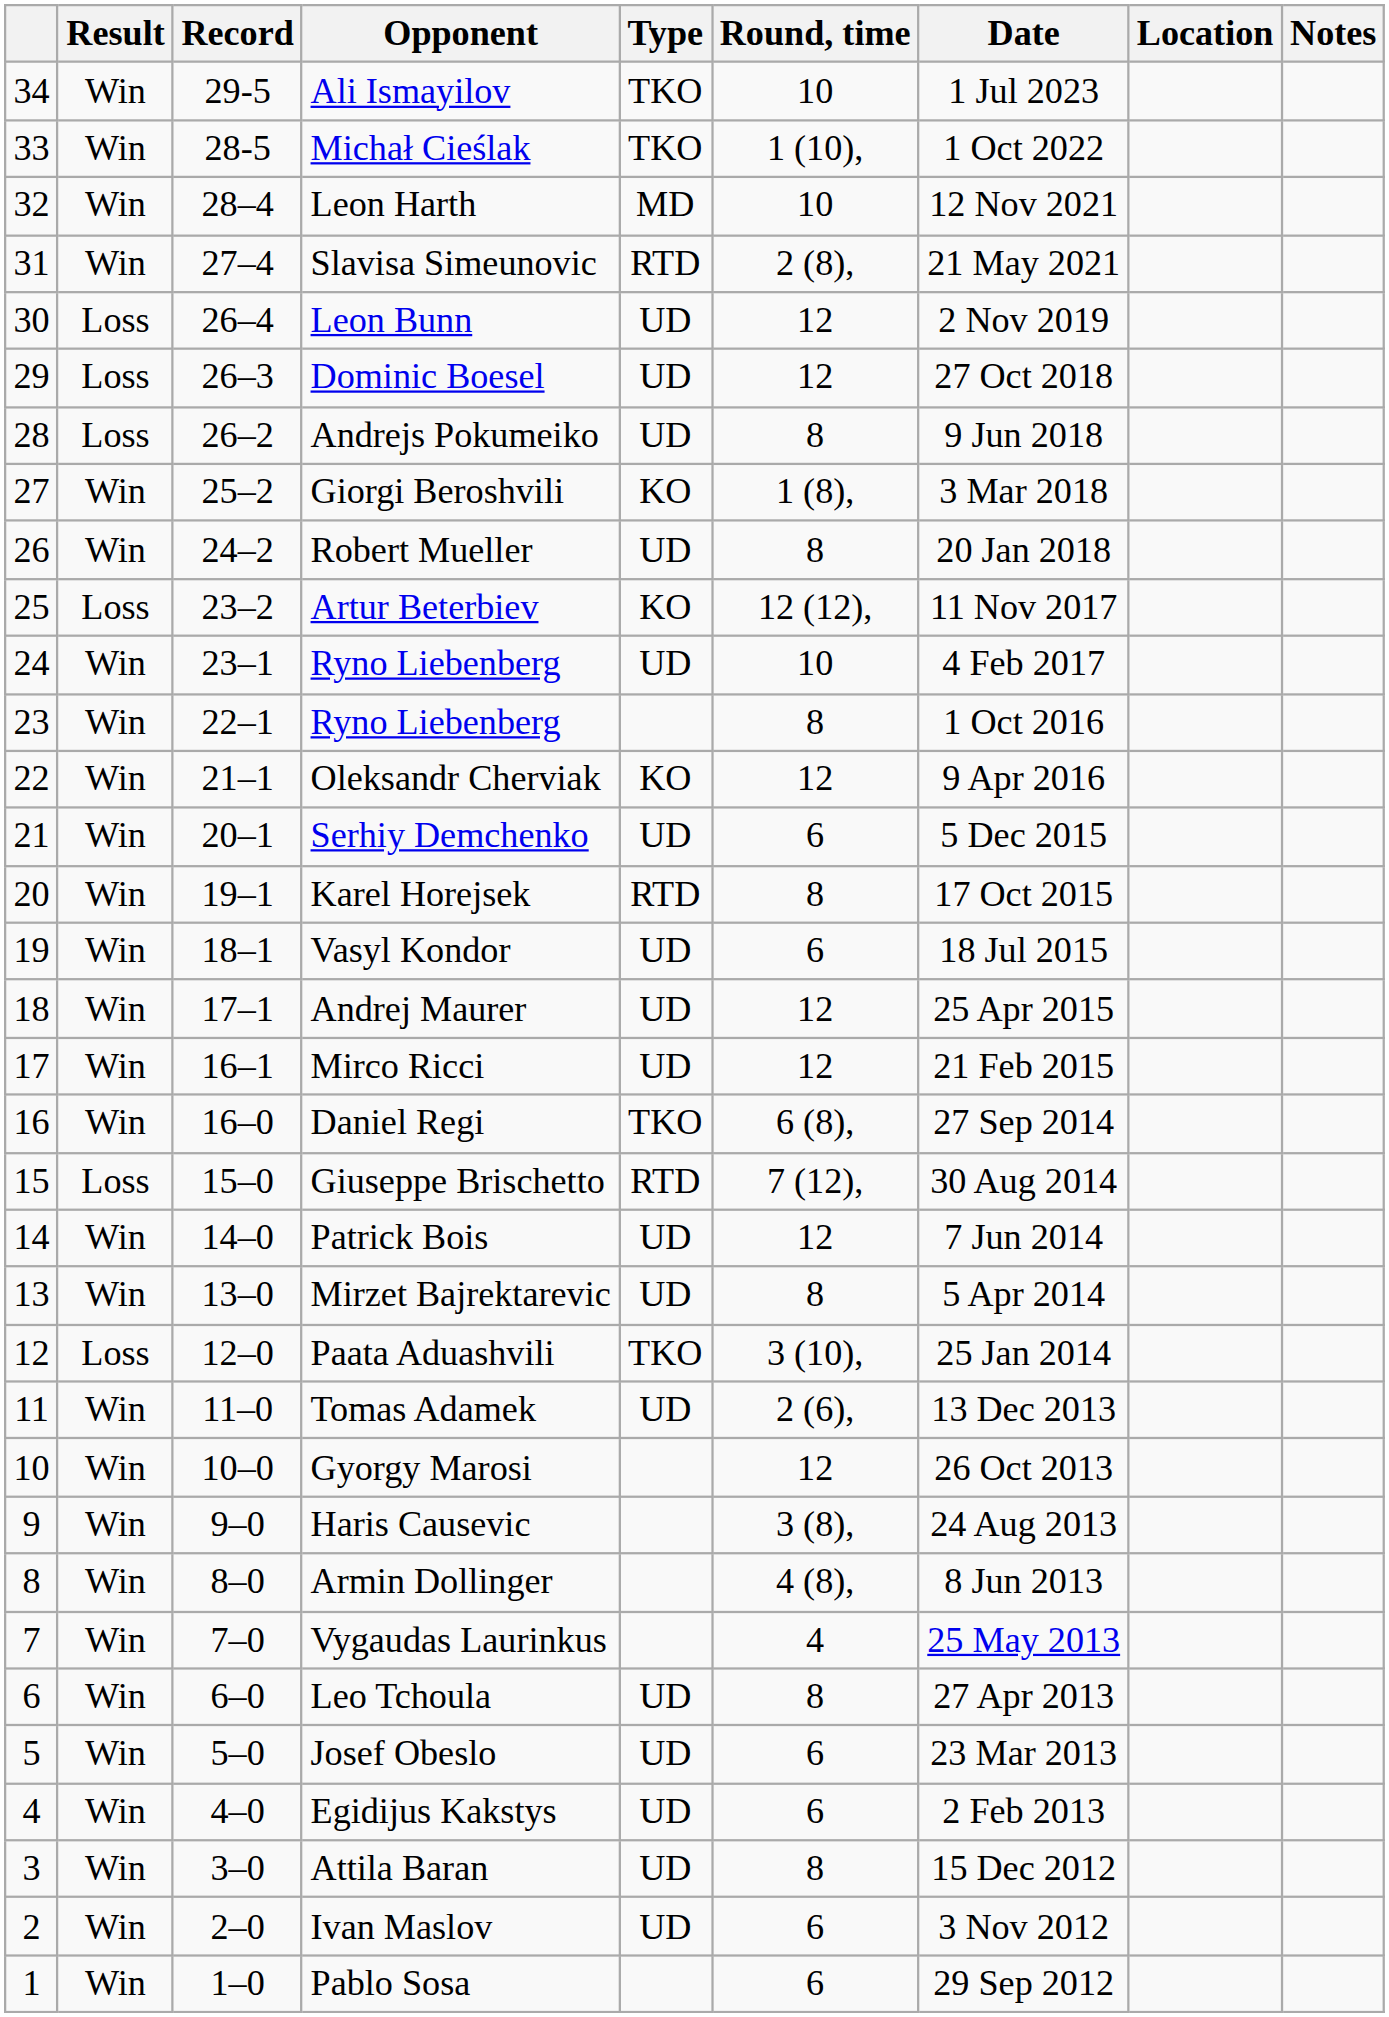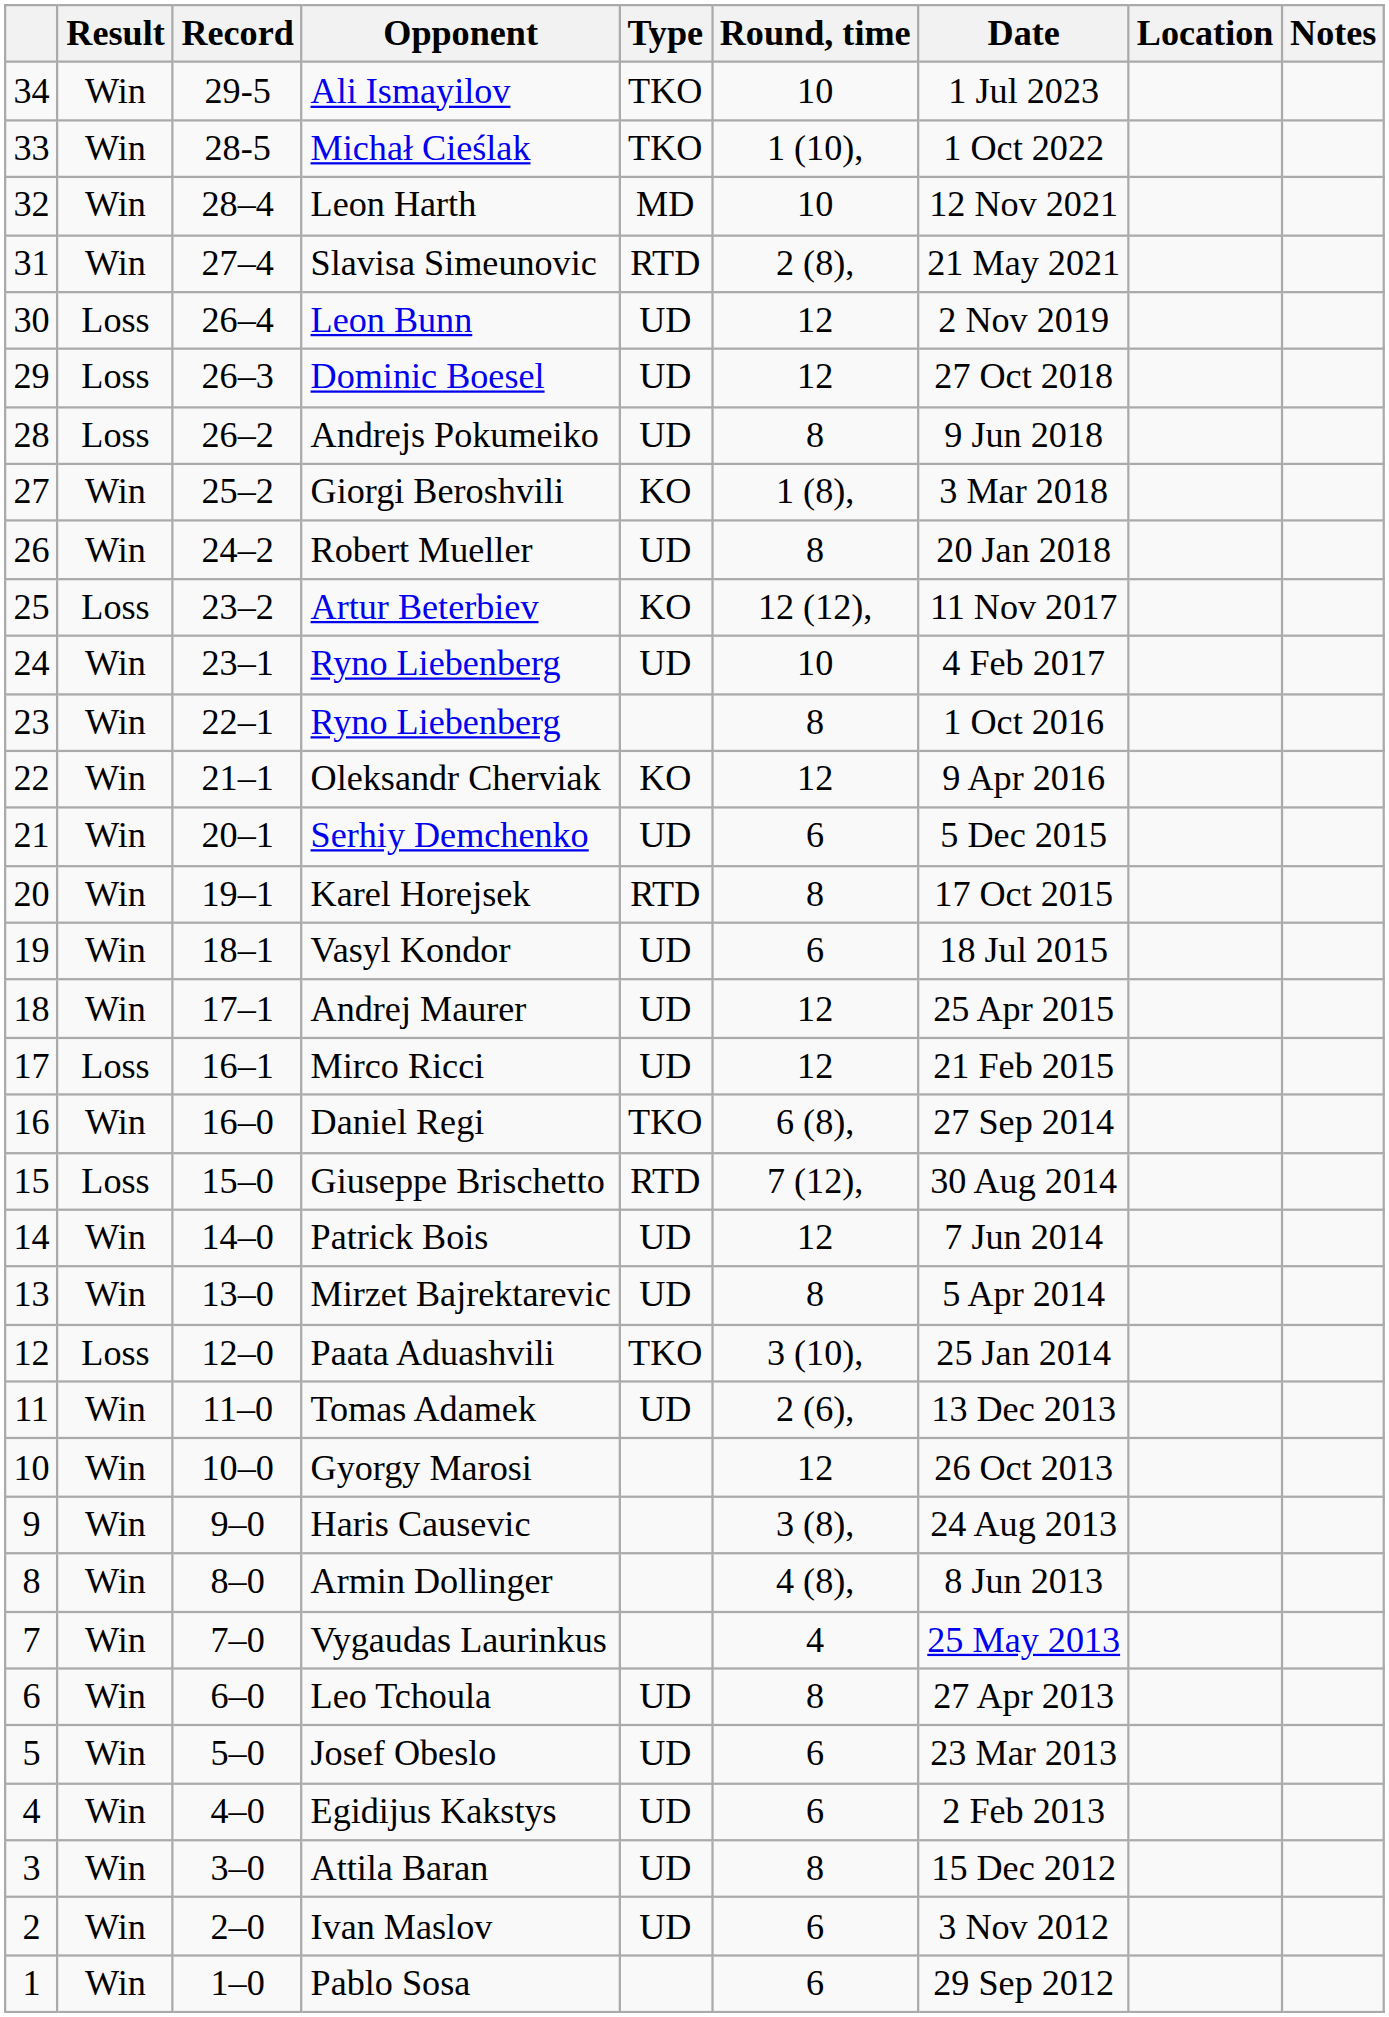(116, 1065) Win -> (115, 1065) Loss
